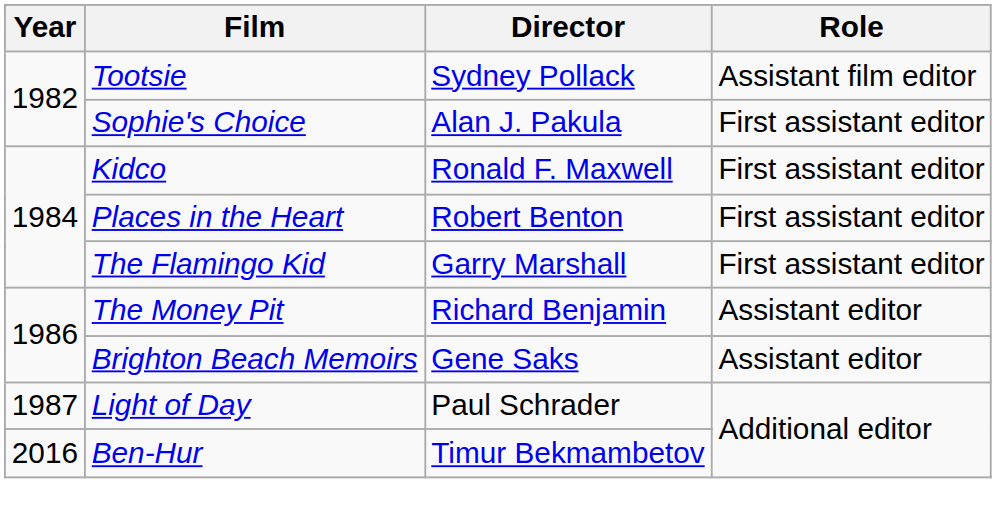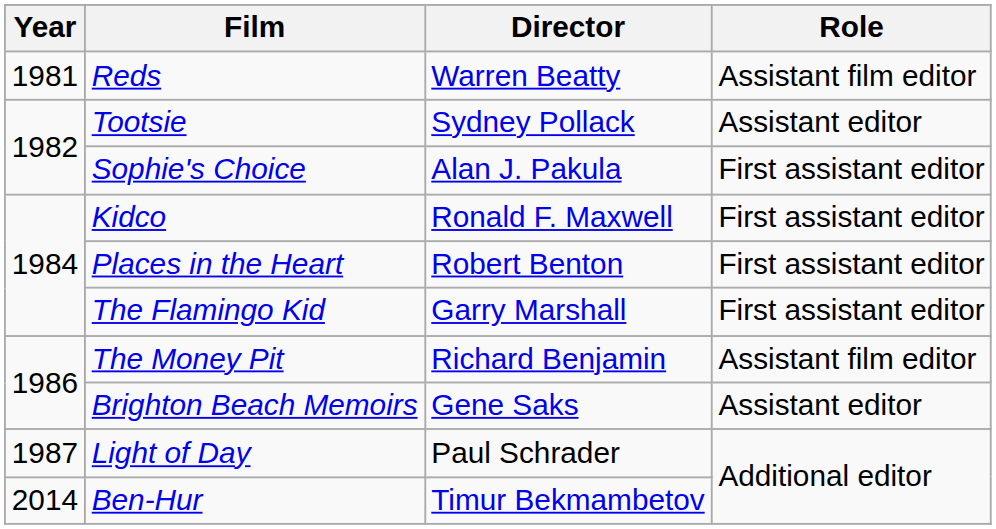+ row: (126, 75)
(847, 75) Assistant film editor -> (820, 122) Assistant editor
(820, 311) Assistant editor -> (847, 358) Assistant film editor
(45, 452) 2016 -> (45, 500) 2014
